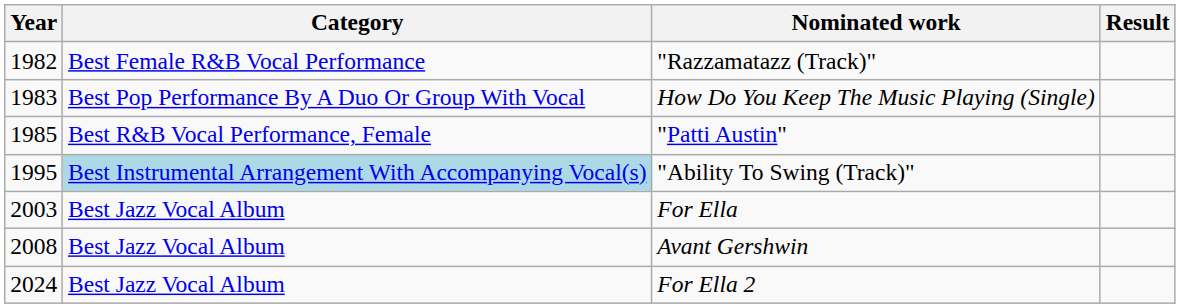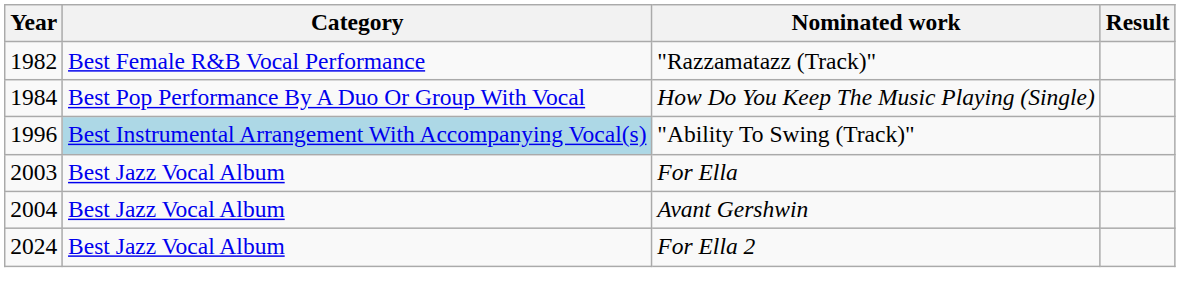(34, 97) 1983 -> (34, 97) 1984
- row: (722, 135)
(34, 172) 1995 -> (34, 135) 1996
(34, 246) 2008 -> (34, 209) 2004
